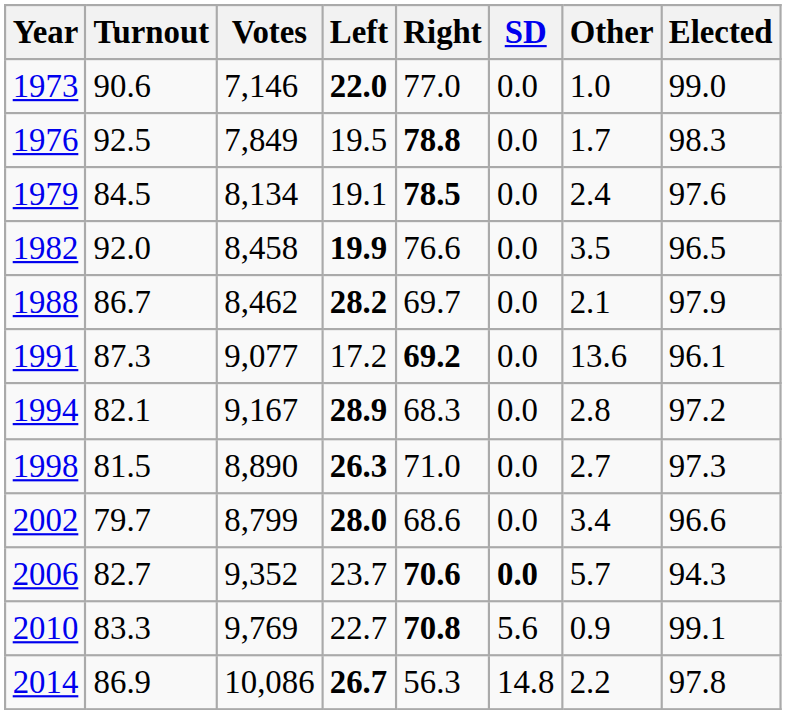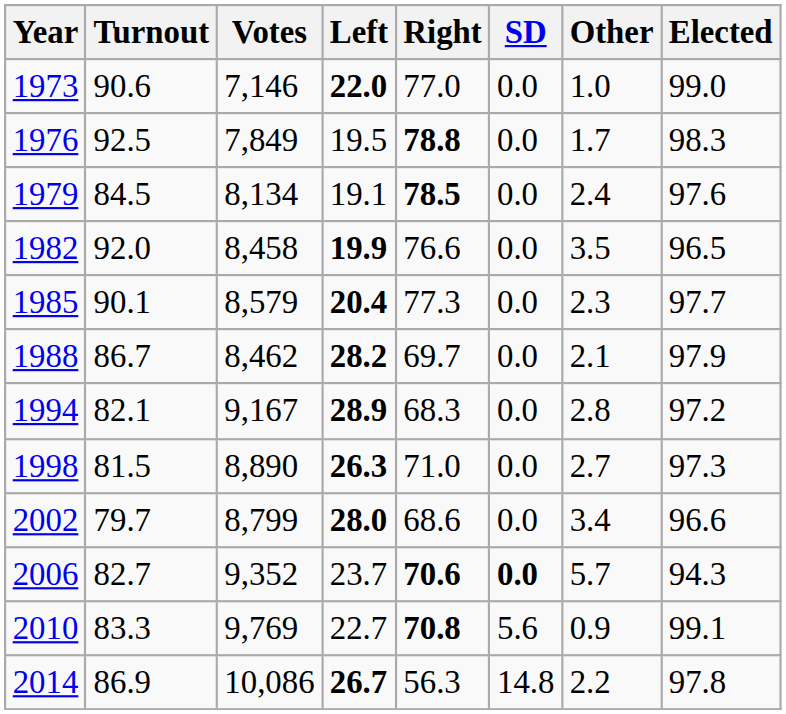+ row: (46, 302)
- row: (46, 356)
